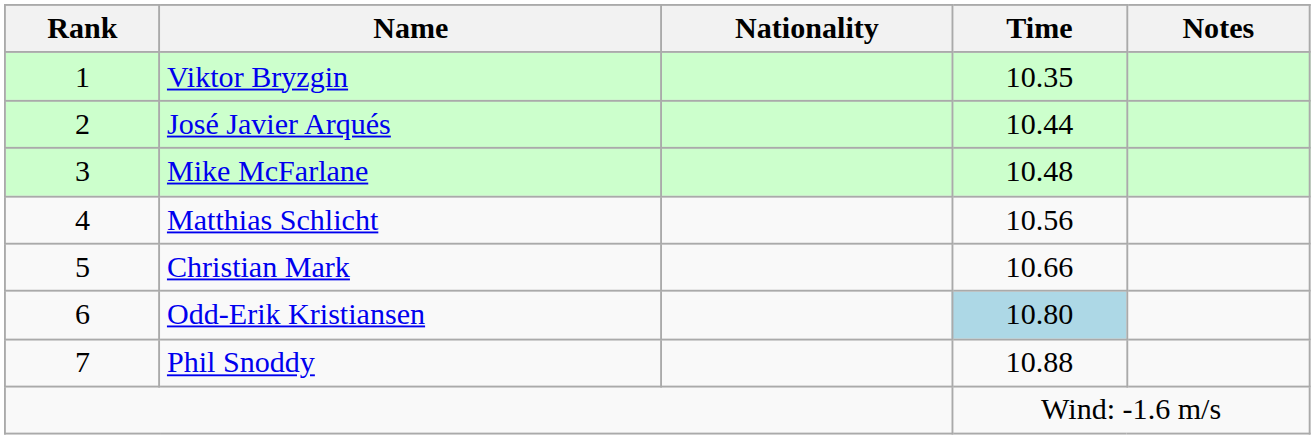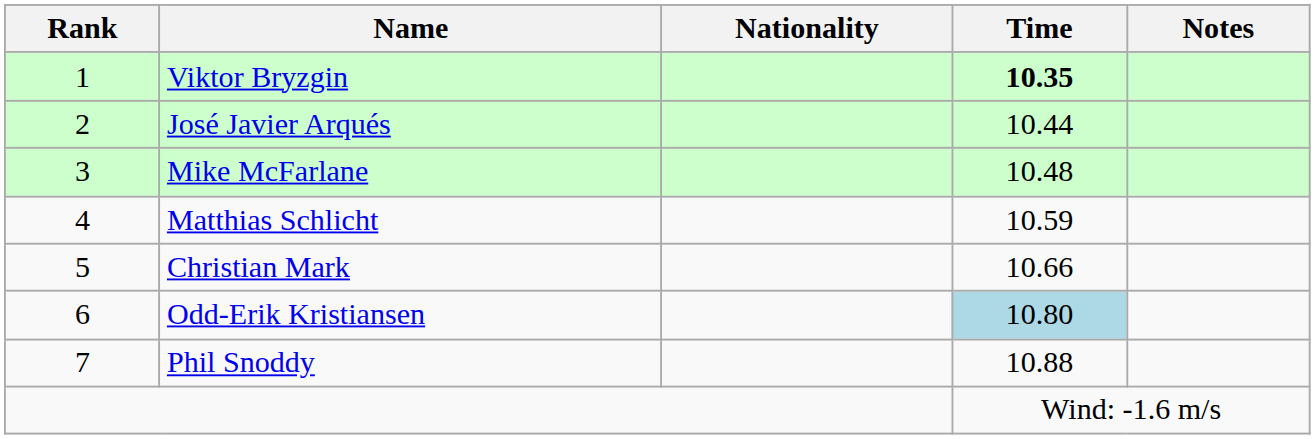(1039, 76) normal -> (1039, 76) bold
(1039, 219) 10.56 -> (1039, 219) 10.59
